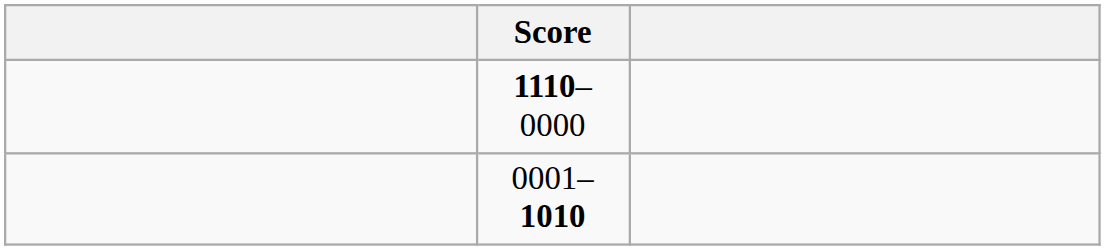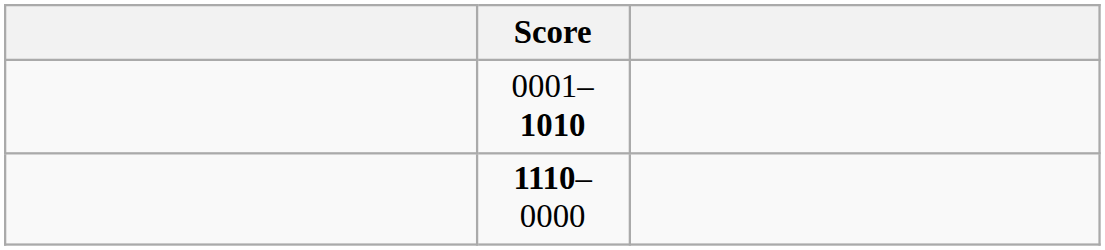rows swapped: (553, 198) <-> (553, 105)
